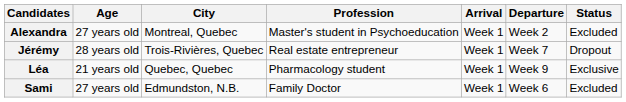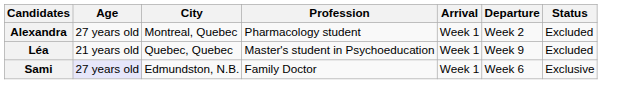(364, 32) Master's student in Psychoeducation -> (303, 32) Pharmacology student
- row: (39, 50)
(327, 69) Pharmacology student -> (340, 50) Master's student in Psychoeducation
(594, 69) Exclusive -> (569, 50) Excluded
(107, 87) no background -> (107, 69) lavender background
(593, 87) Excluded -> (570, 69) Exclusive
